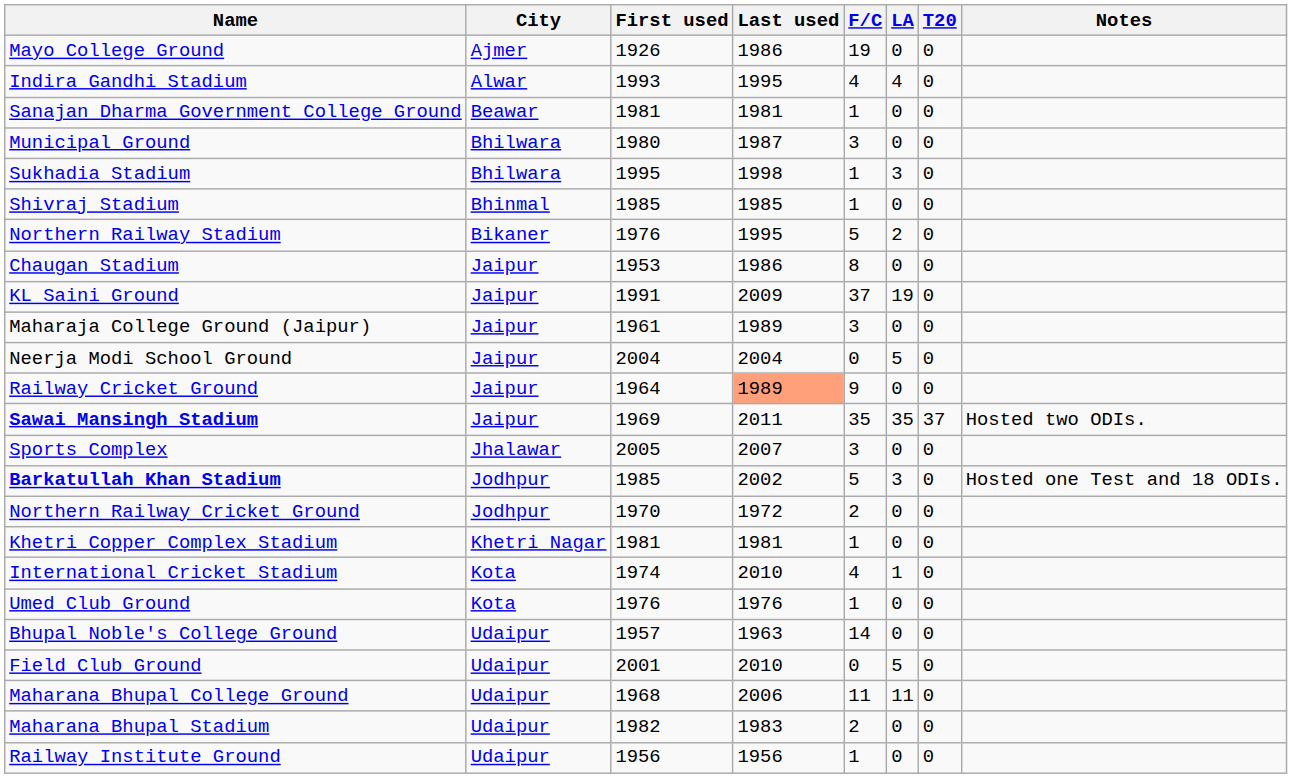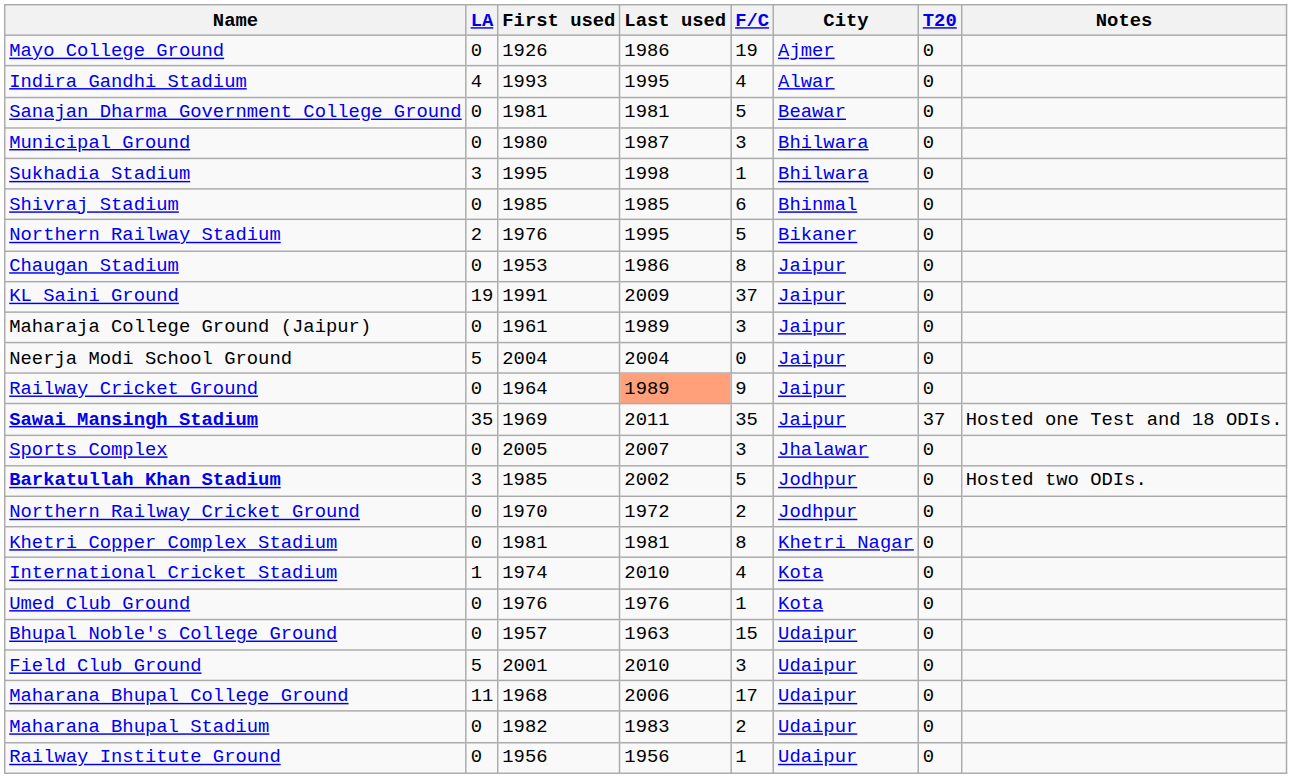columns swapped: (539, 20) <-> (903, 20)
(854, 112) 1 -> (741, 112) 5
(854, 204) 1 -> (741, 204) 6
(1056, 419) Hosted two ODIs. -> (1124, 419) Hosted one Test and 18 ODIs.
(1124, 481) Hosted one Test and 18 ODIs. -> (1056, 481) Hosted two ODIs.
(854, 542) 1 -> (741, 542) 8
(860, 635) 14 -> (746, 635) 15
(854, 665) 0 -> (741, 665) 3
(860, 696) 11 -> (746, 696) 17
